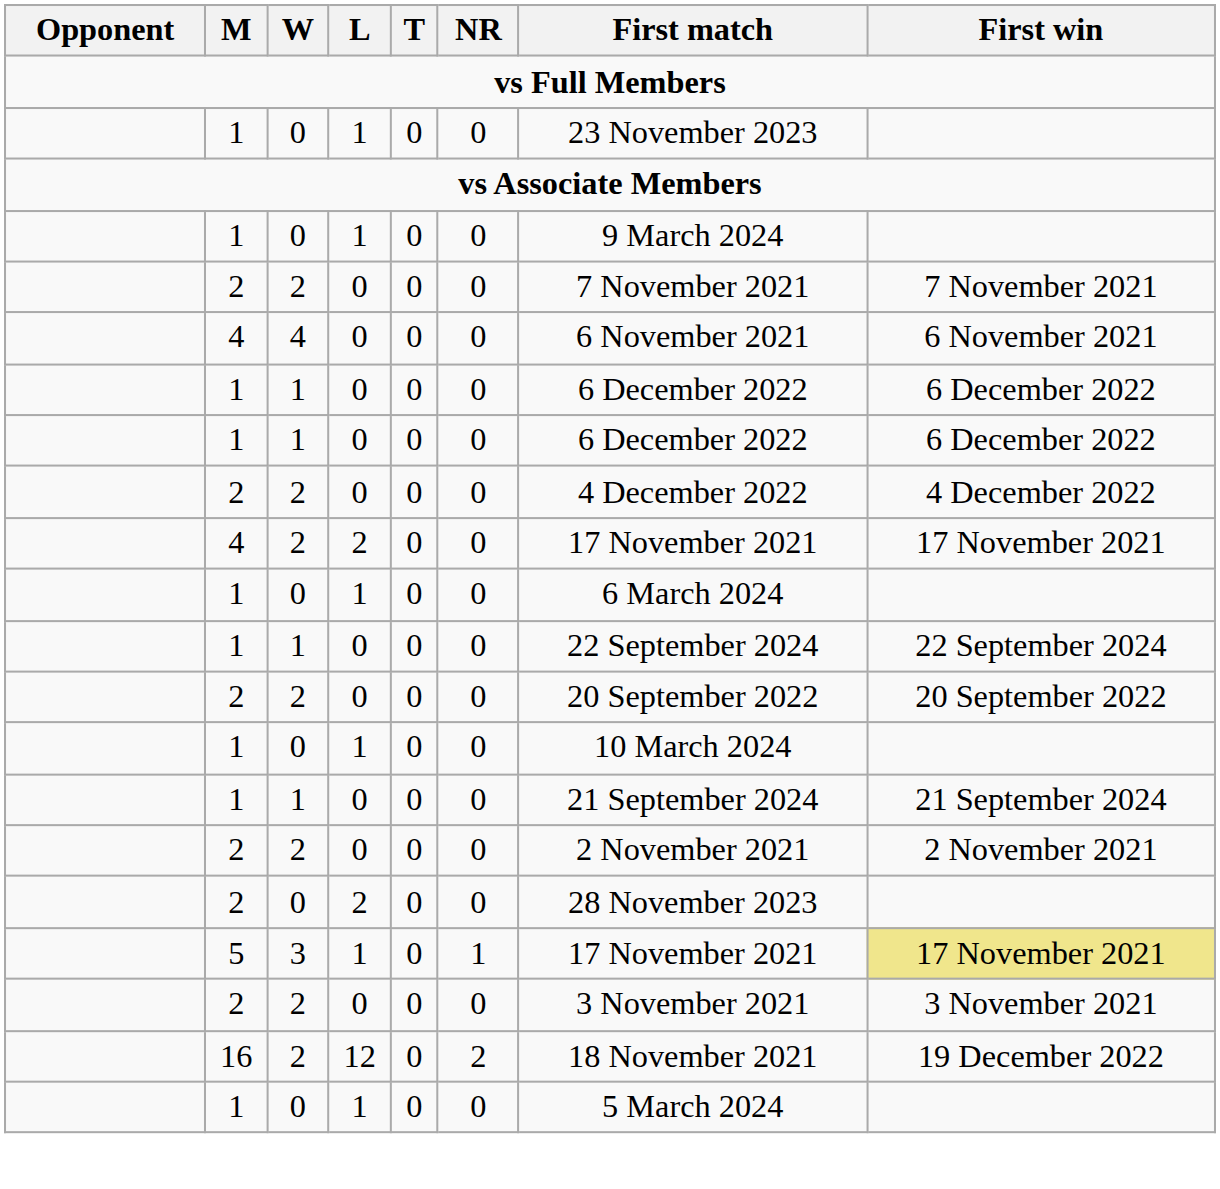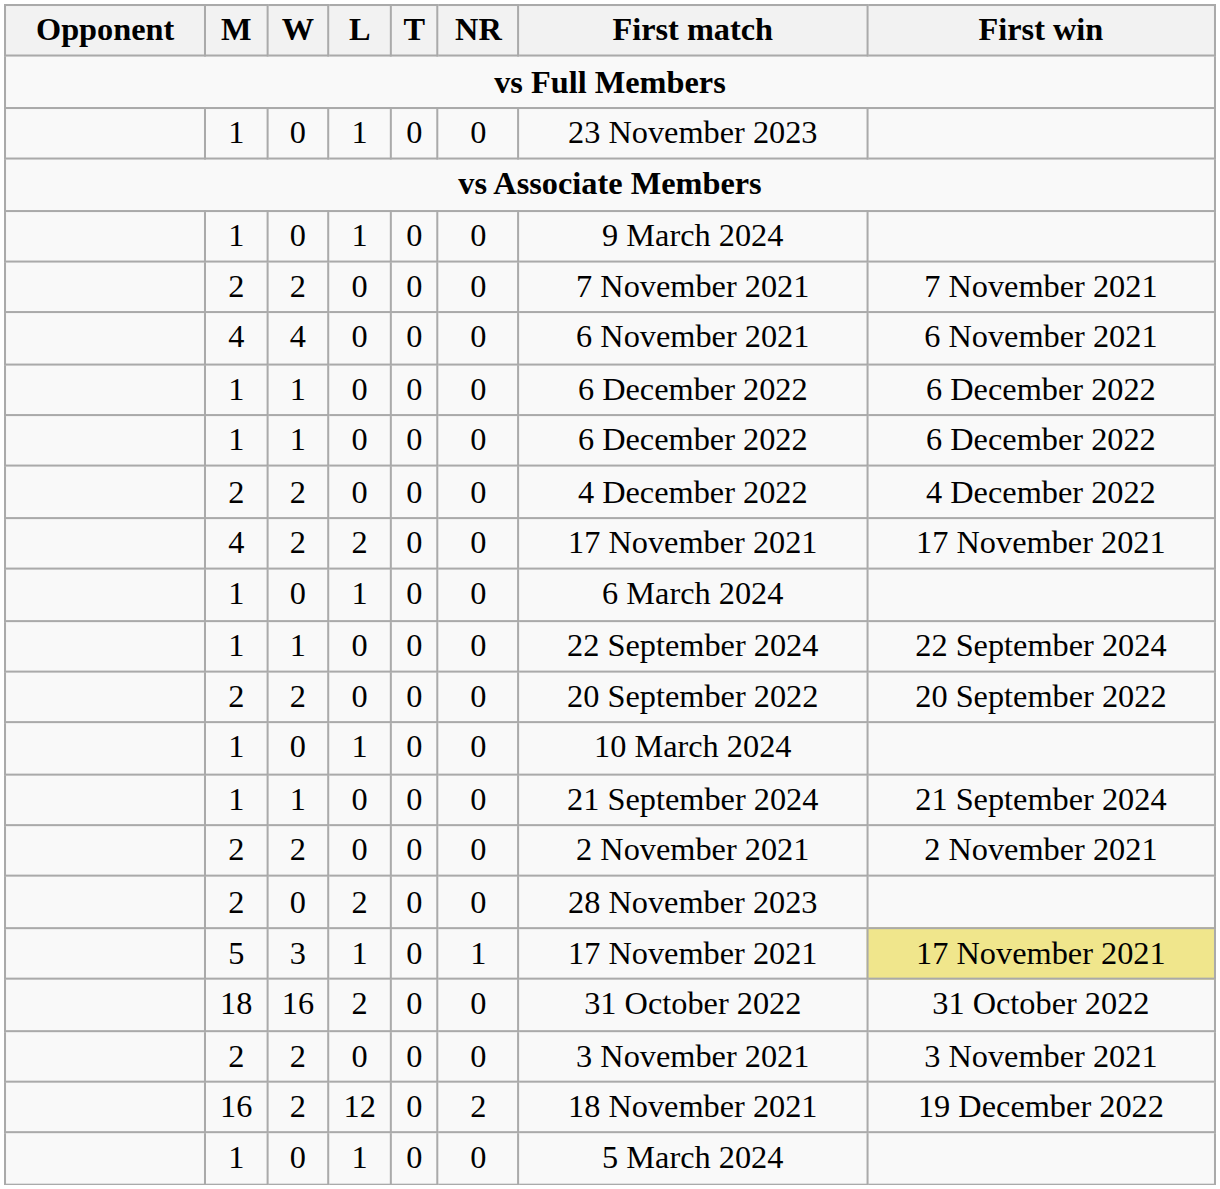+ row: (236, 1004)
